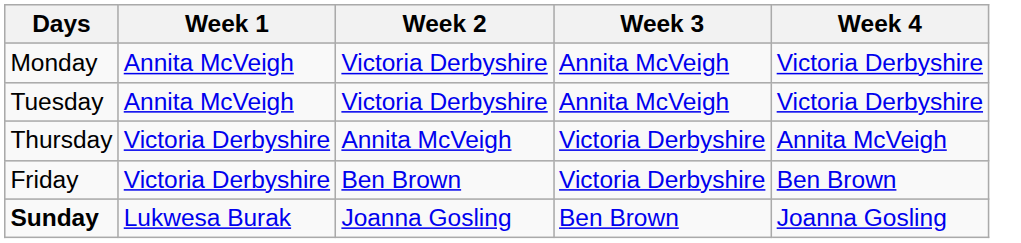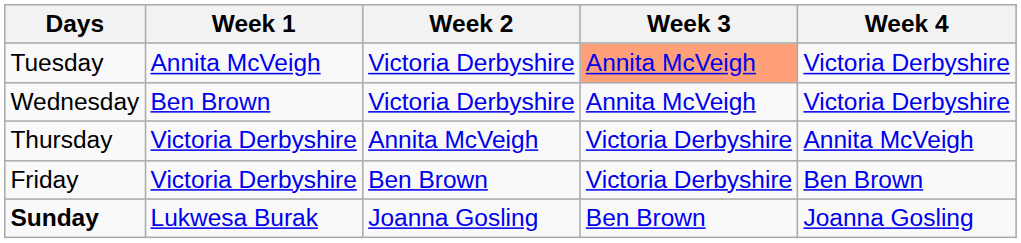- row: (54, 62)
(644, 101) no background -> (671, 62) lightsalmon background
+ row: (75, 101)
